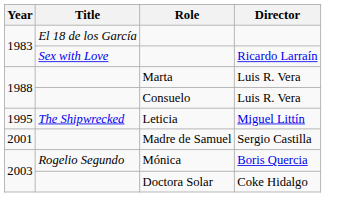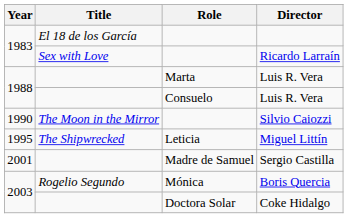+ row: (209, 119)
